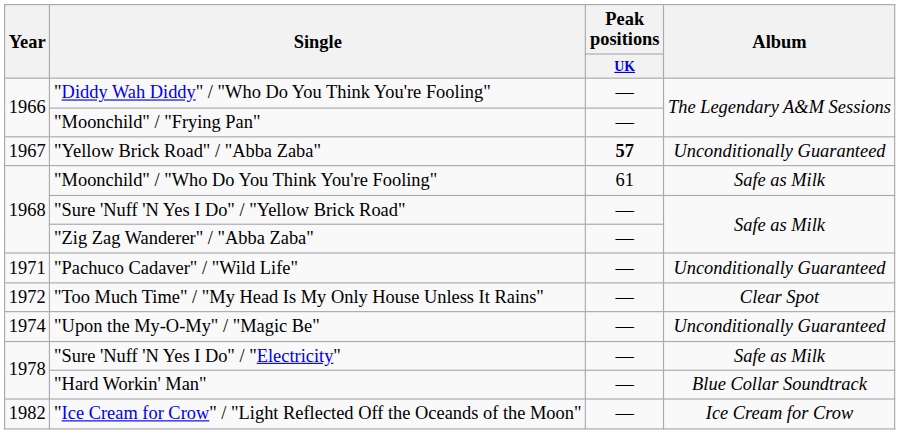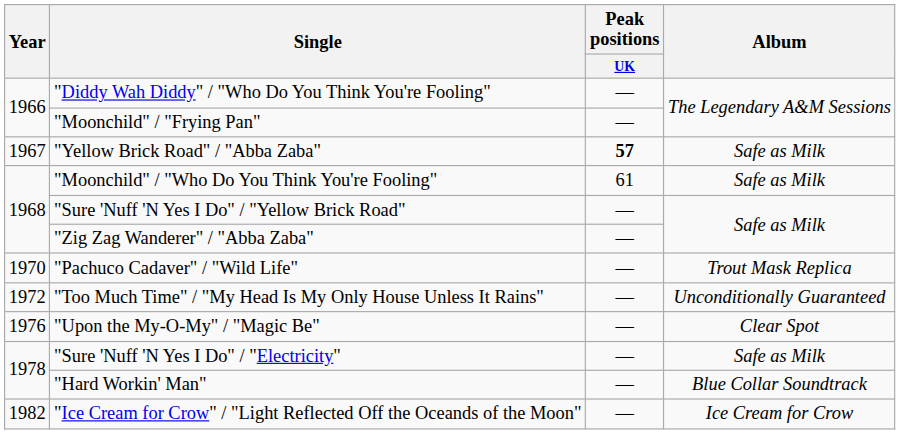(779, 151) Unconditionally Guaranteed -> (779, 151) Safe as Milk
(27, 267) 1971 -> (27, 267) 1970
(779, 267) Unconditionally Guaranteed -> (779, 267) Trout Mask Replica
(779, 297) Clear Spot -> (779, 297) Unconditionally Guaranteed
(27, 326) 1974 -> (27, 326) 1976
(779, 326) Unconditionally Guaranteed -> (779, 326) Clear Spot
